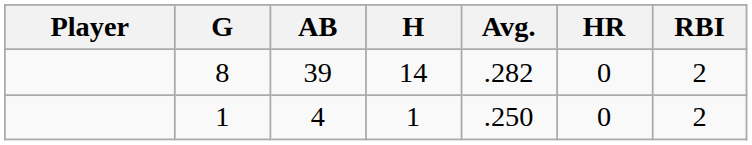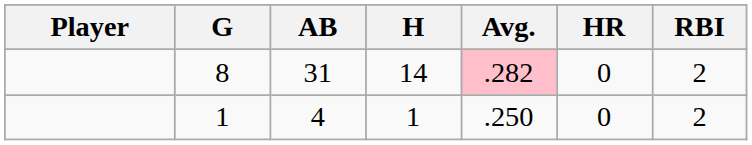(318, 71) 39 -> (318, 71) 31
(509, 71) no background -> (509, 71) pink background
